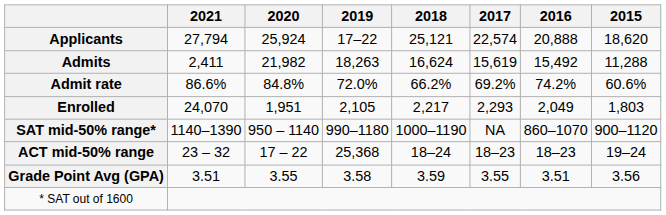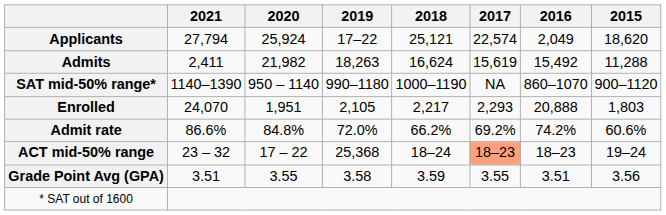(556, 39) 20,888 -> (556, 39) 2,049
rows swapped: (86, 84) <-> (86, 130)
(556, 107) 2,049 -> (556, 107) 20,888
(495, 153) no background -> (495, 153) lightsalmon background
